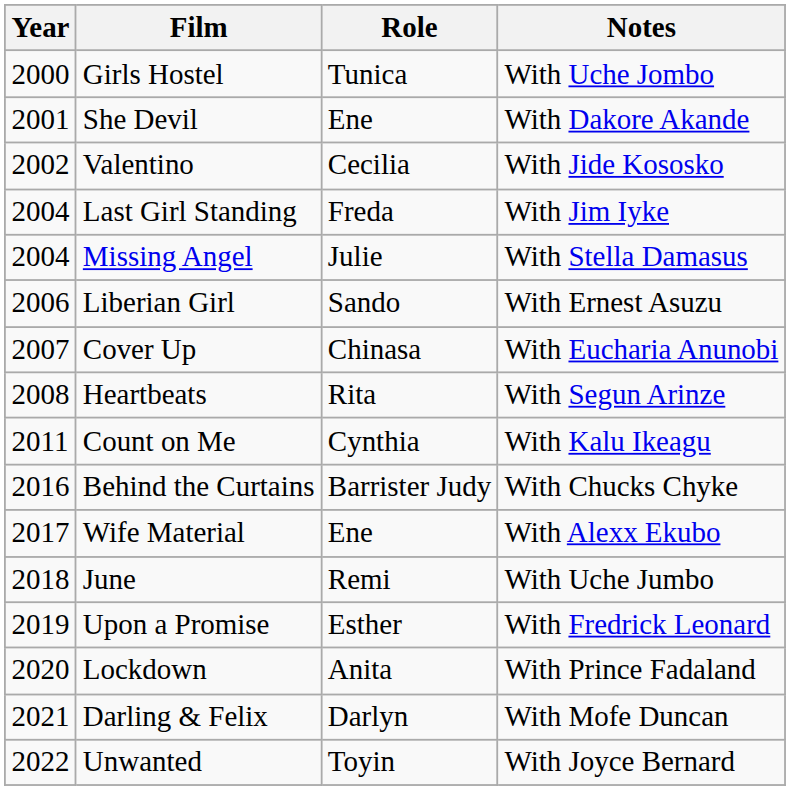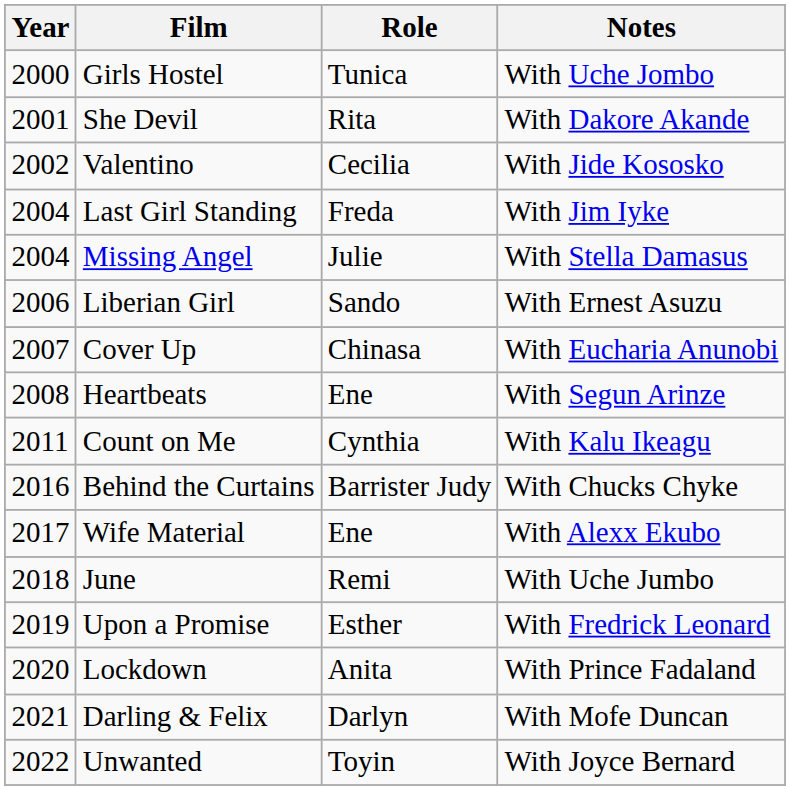(350, 119) Ene -> (352, 119) Rita
(352, 394) Rita -> (350, 394) Ene
